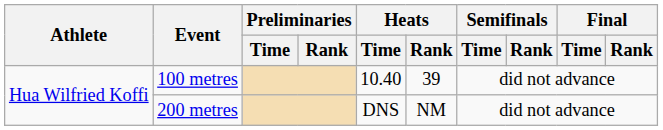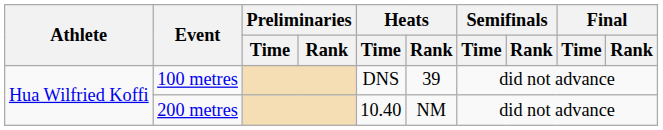(381, 80) 10.40 -> (381, 80) DNS
(381, 110) DNS -> (381, 110) 10.40
